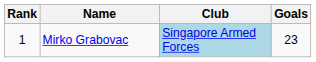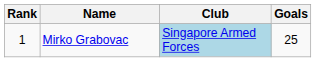(291, 40) 23 -> (291, 40) 25
